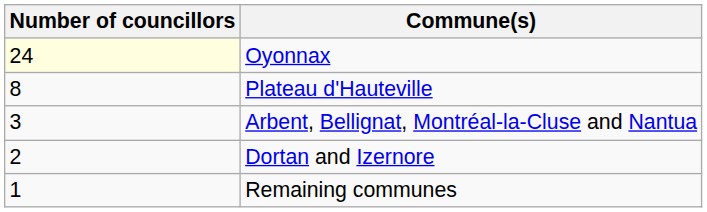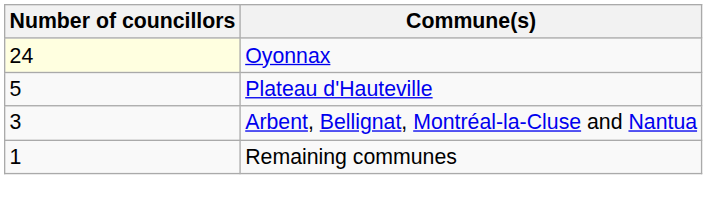(15, 88) 8 -> (15, 88) 5
- row: (340, 156)
